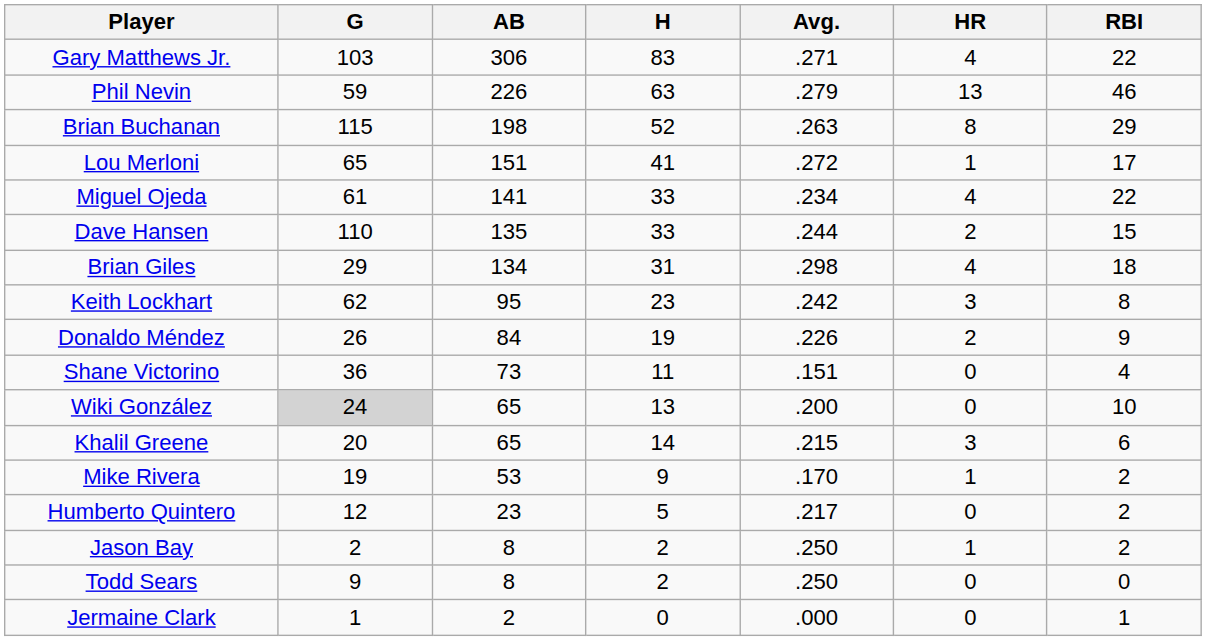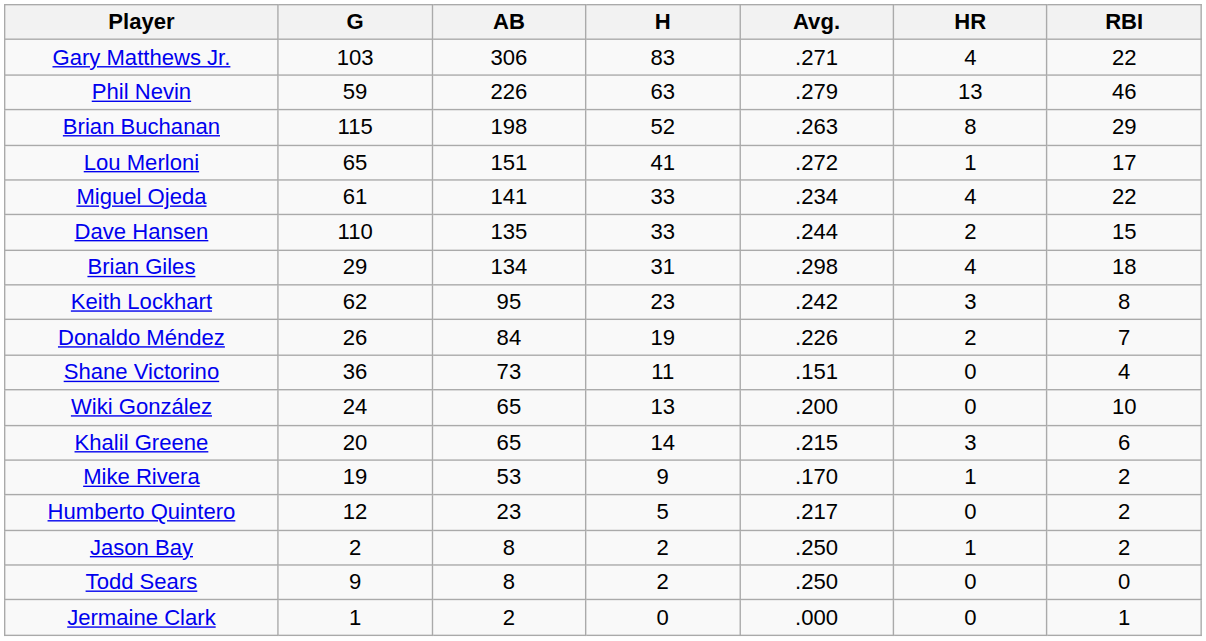(1124, 337) 9 -> (1124, 337) 7
(355, 407) lightgrey background -> (355, 407) no background
